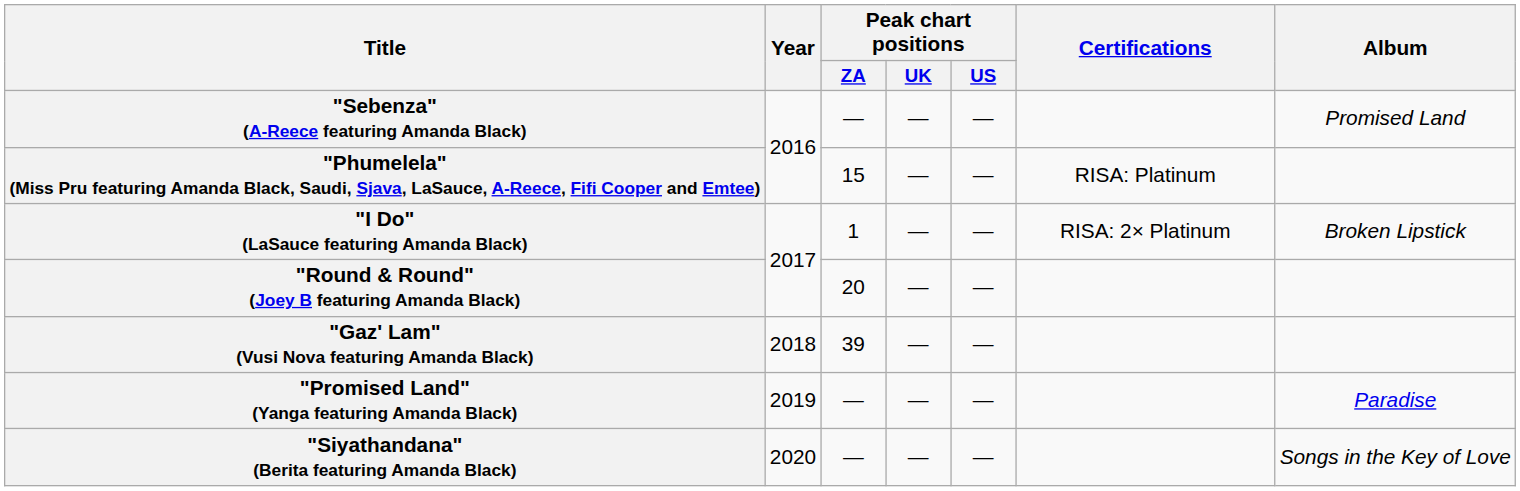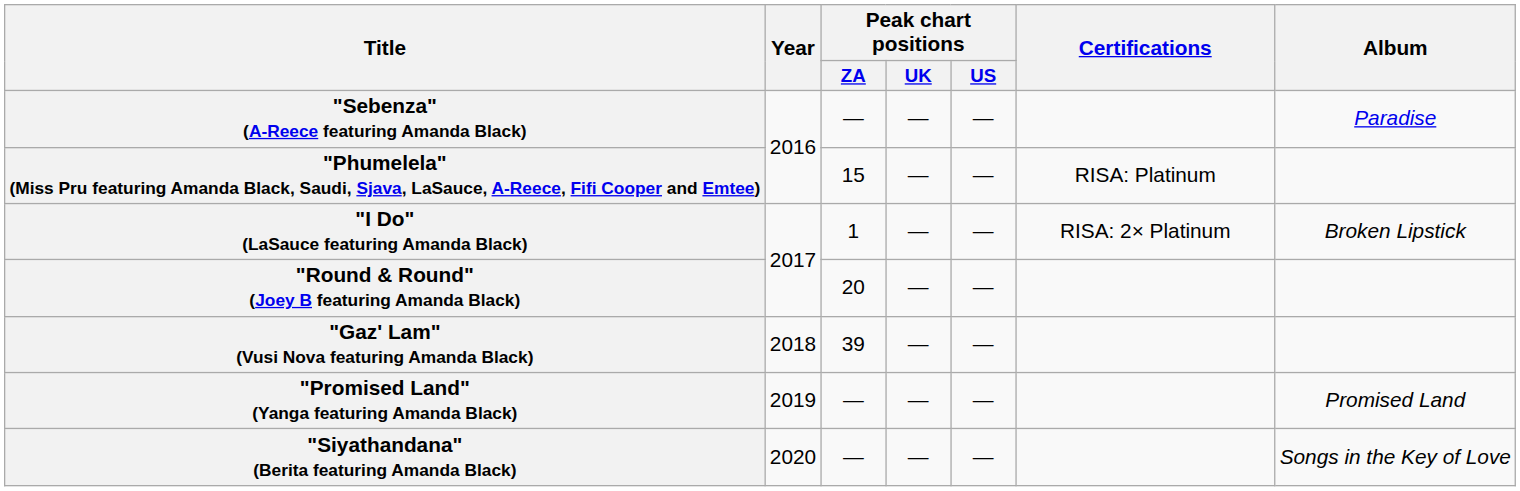(1395, 118) Promised Land -> (1395, 118) Paradise
(1395, 400) Paradise -> (1395, 400) Promised Land
